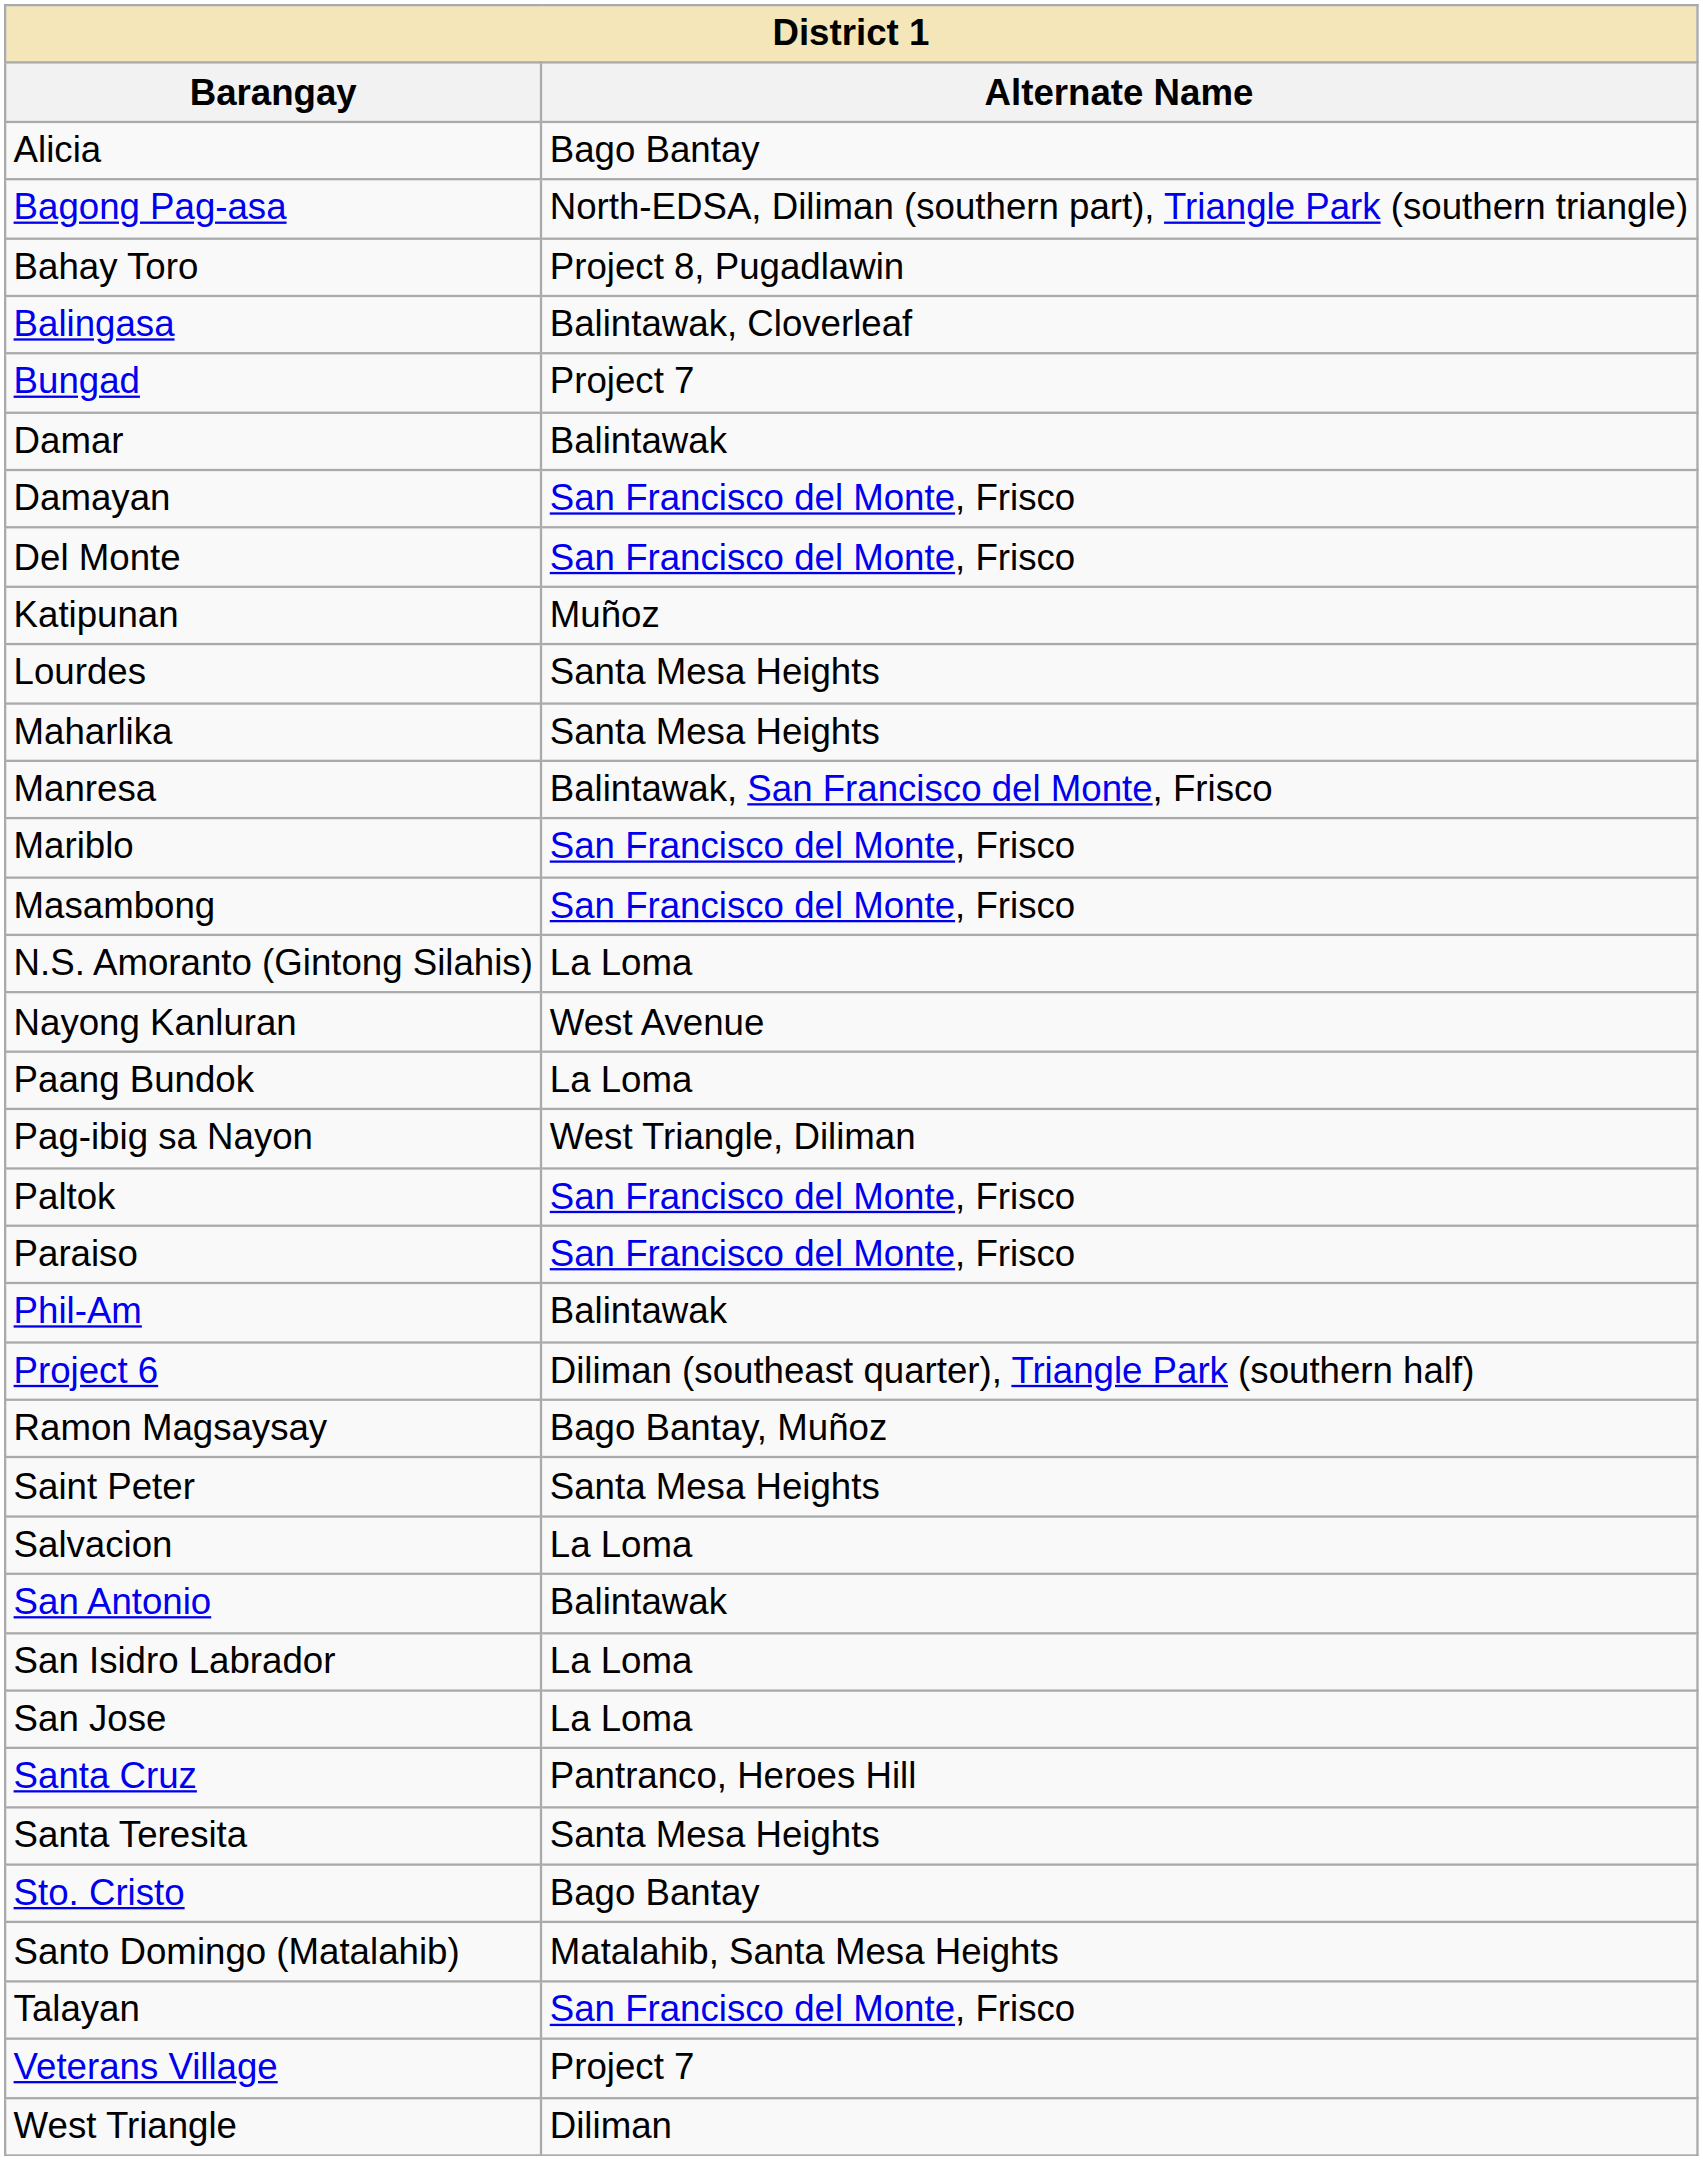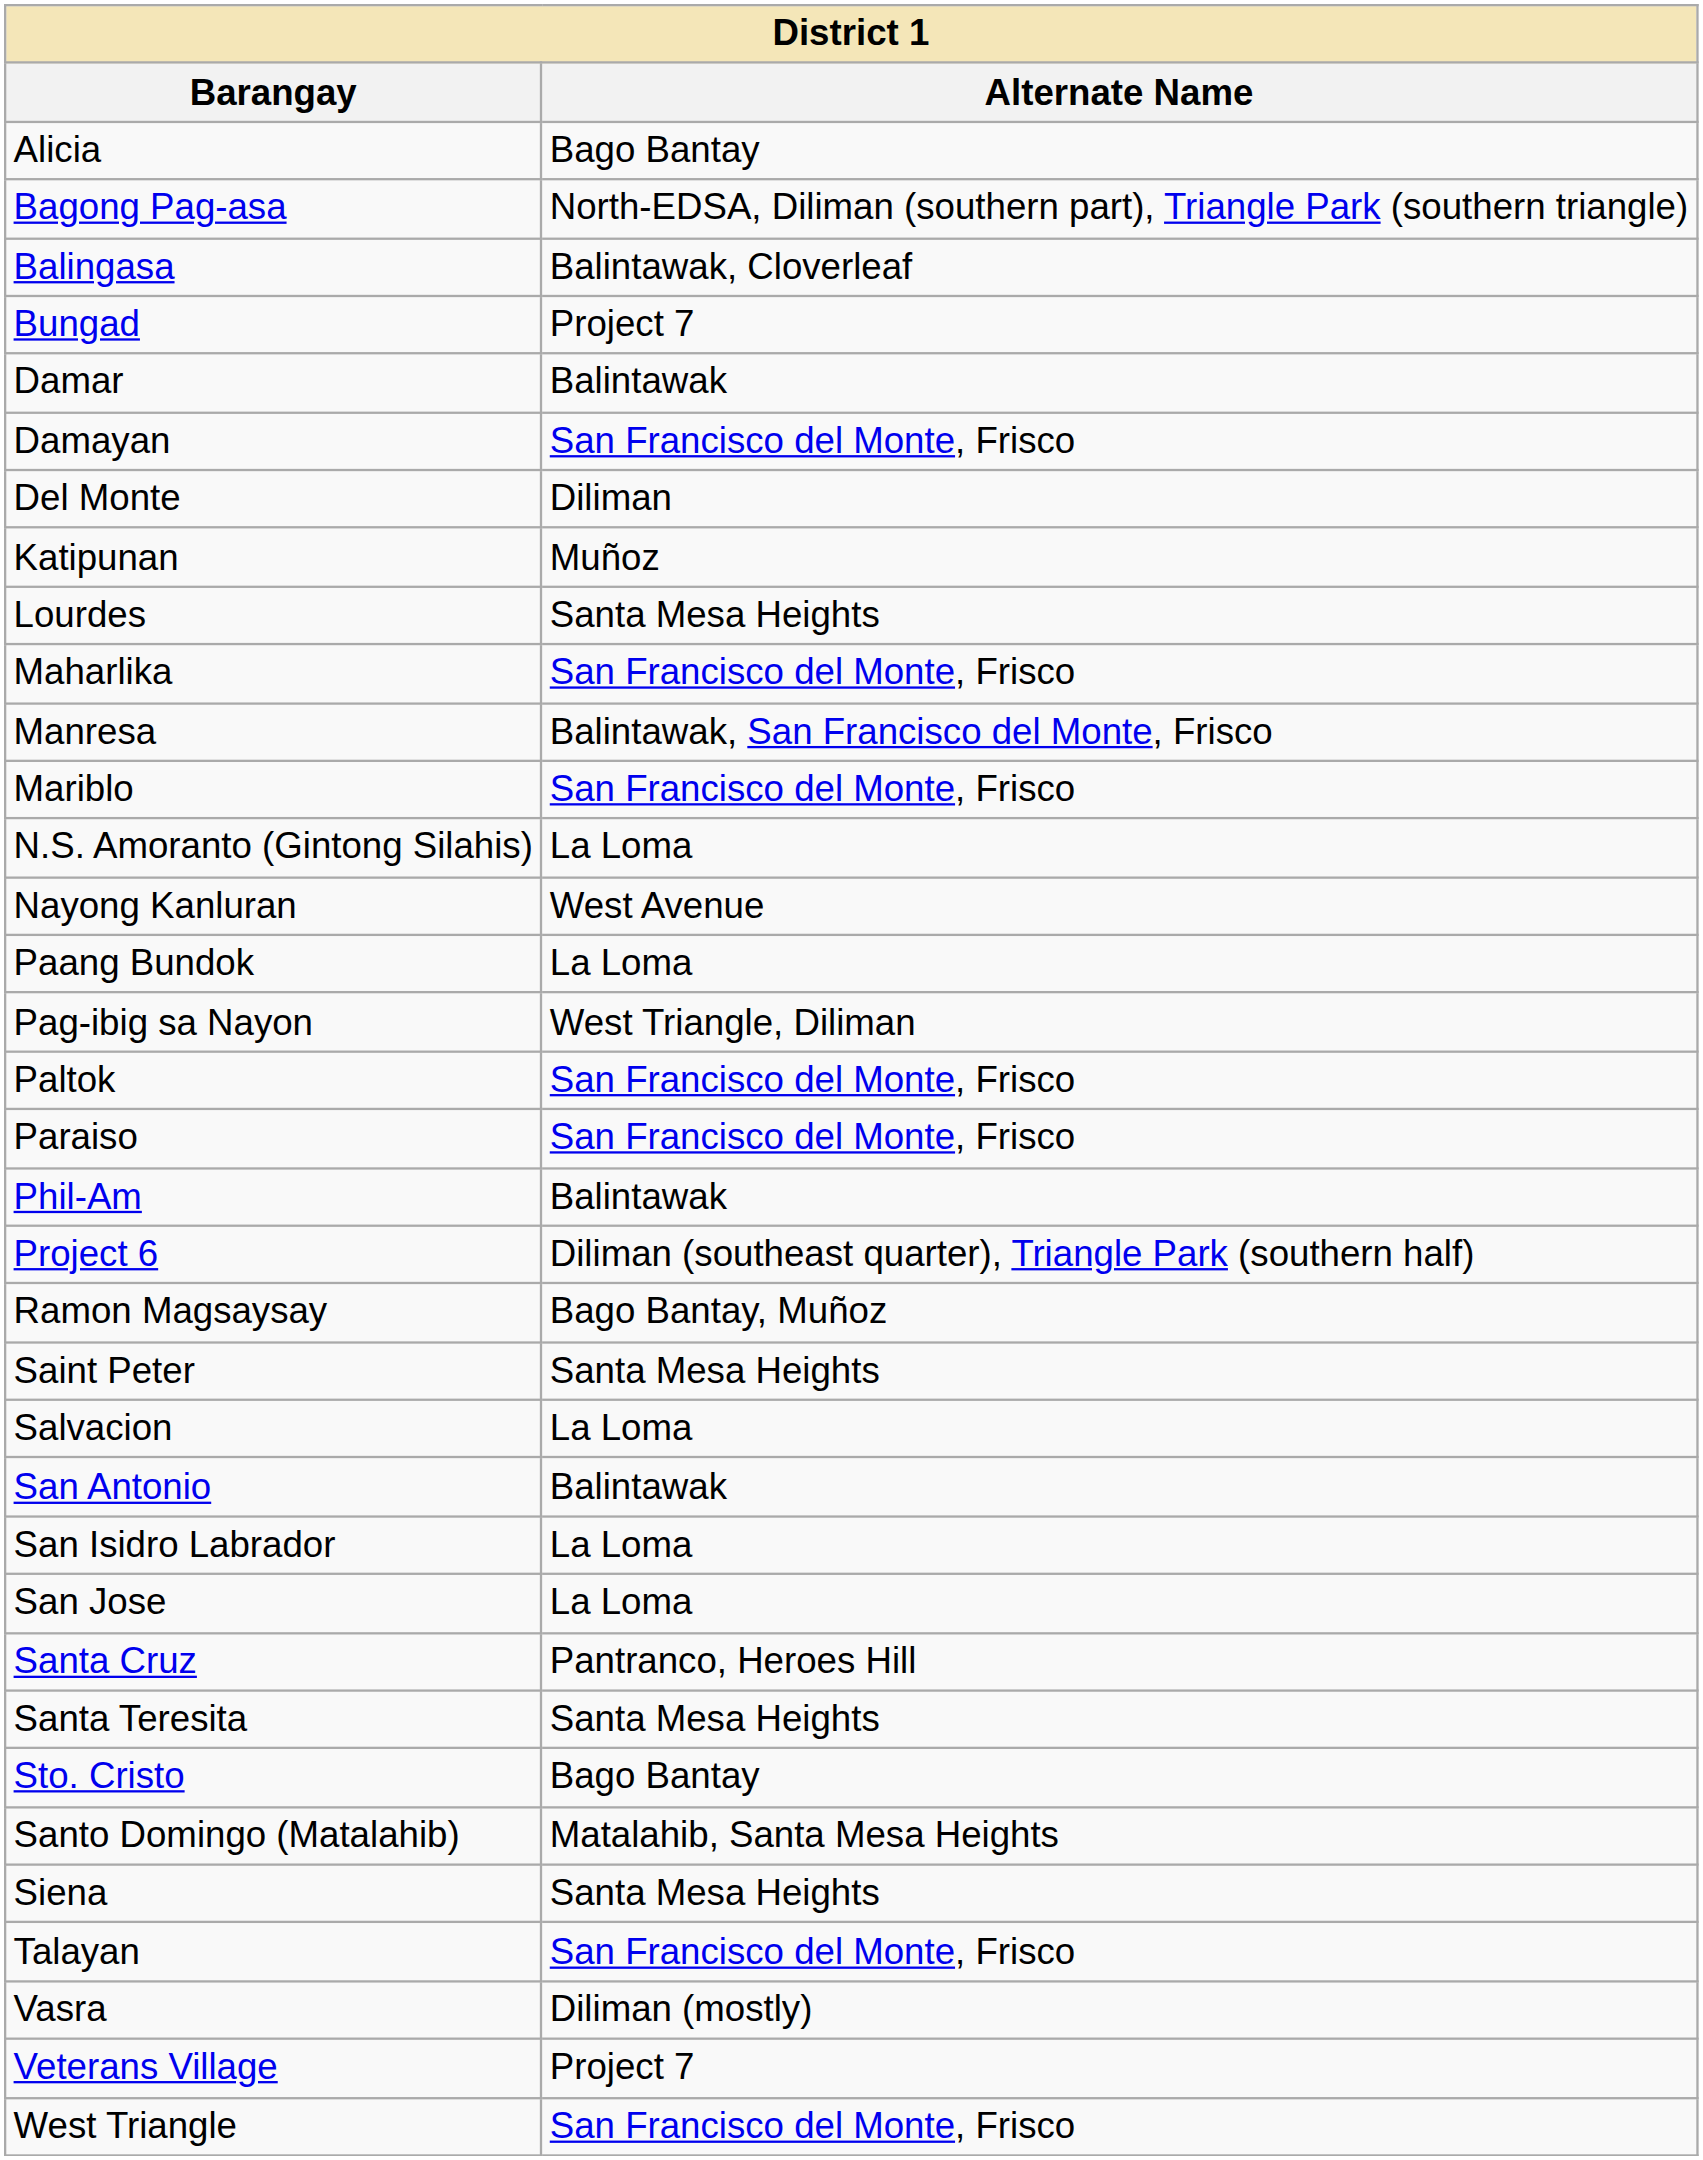- row: (106, 265)
(812, 556) San Francisco del Monte, Frisco -> (611, 498) Diliman
(715, 730) Santa Mesa Heights -> (812, 672) San Francisco del Monte, Frisco
- row: (114, 905)
+ row: (60, 1893)
+ row: (60, 2009)
(611, 2125) Diliman -> (812, 2125) San Francisco del Monte, Frisco
